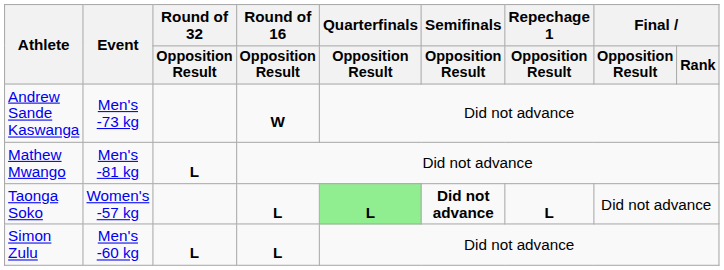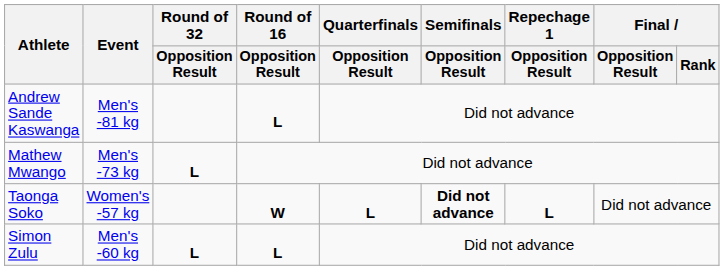(118, 114) Men's -73 kg -> (118, 114) Men's -81 kg
(278, 122) W -> (278, 122) L
(118, 163) Men's -81 kg -> (118, 163) Men's -73 kg
(278, 213) L -> (278, 213) W
(370, 213) lightgreen background -> (370, 213) no background
